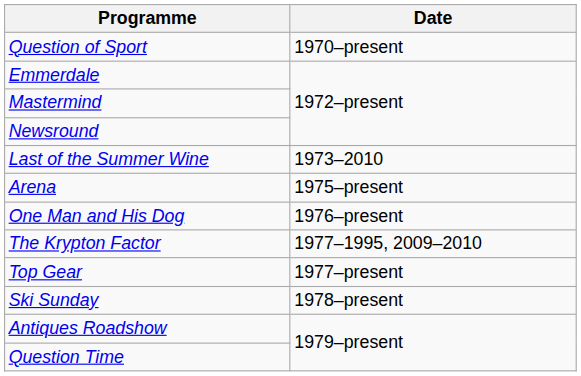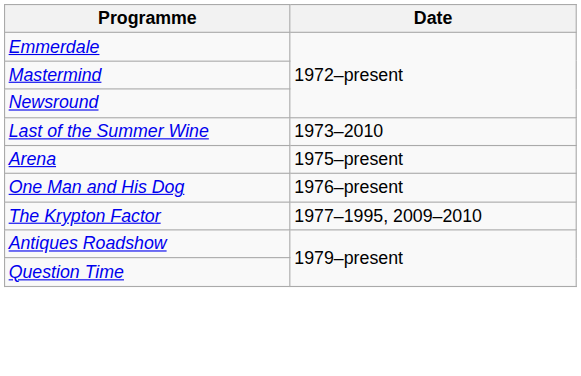- row: (78, 46)
- row: (45, 272)
- row: (54, 300)
